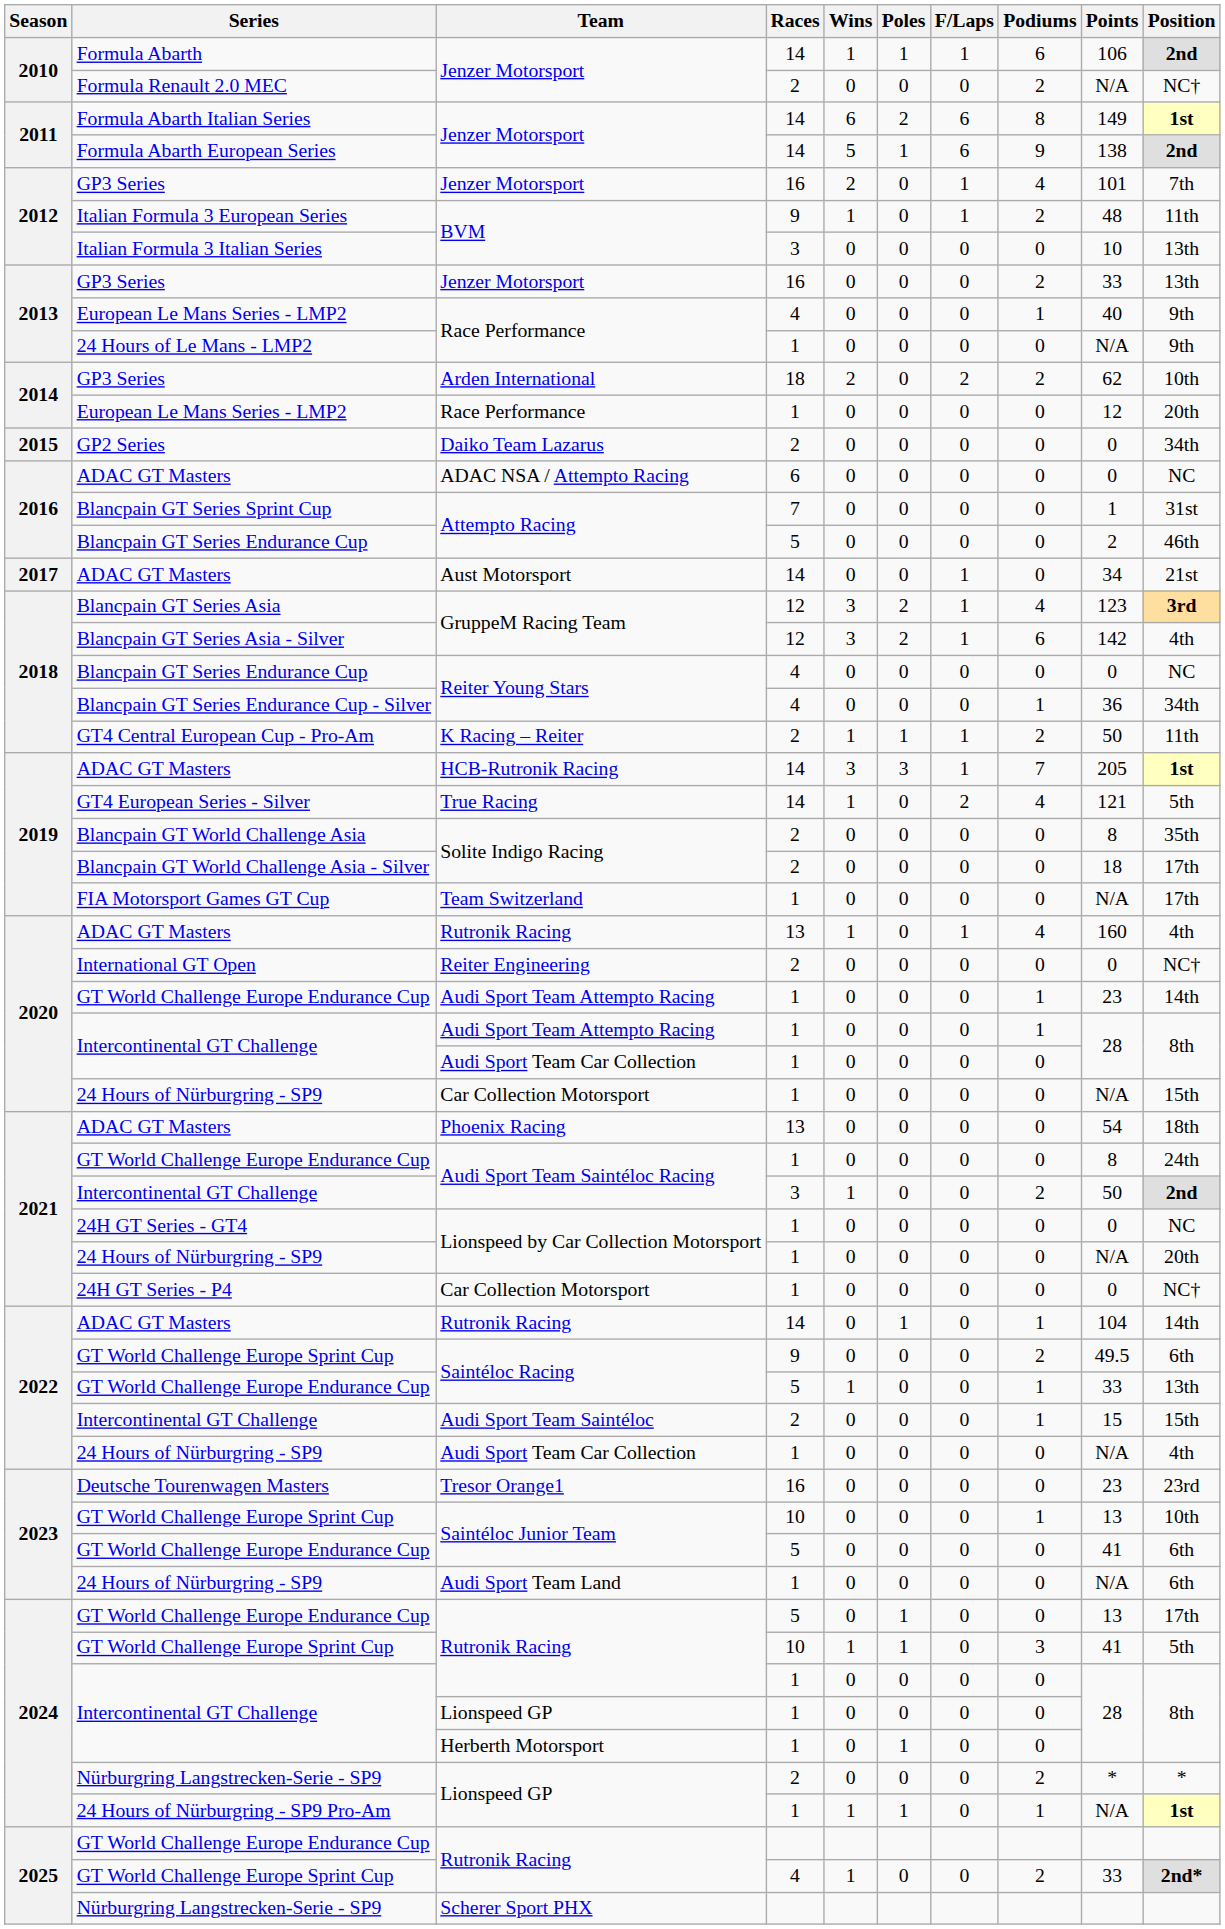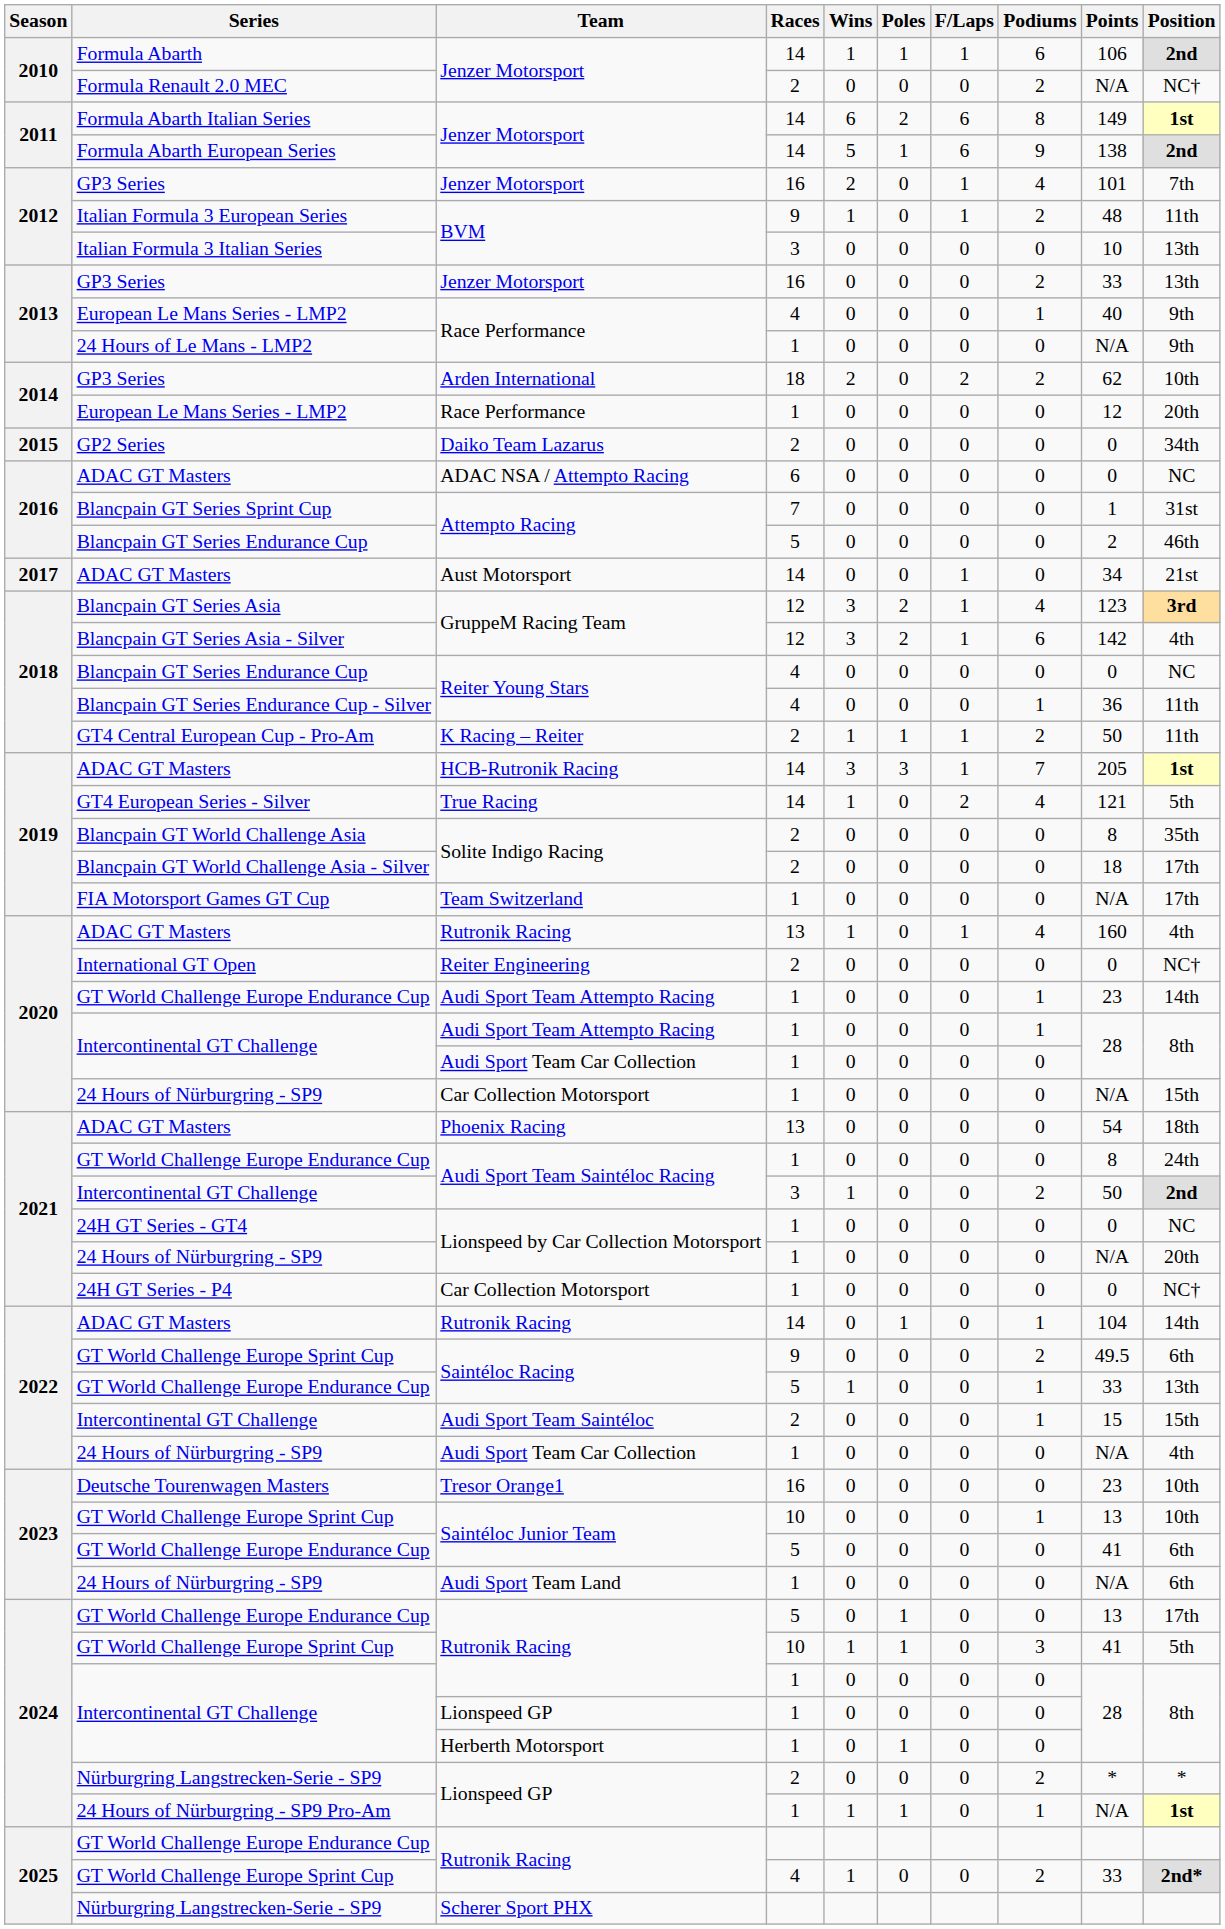(1182, 704) 34th -> (1182, 704) 11th
(1182, 1485) 23rd -> (1182, 1485) 10th
